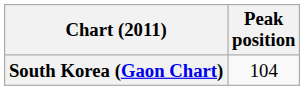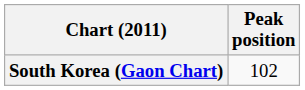(264, 70) 104 -> (264, 70) 102
